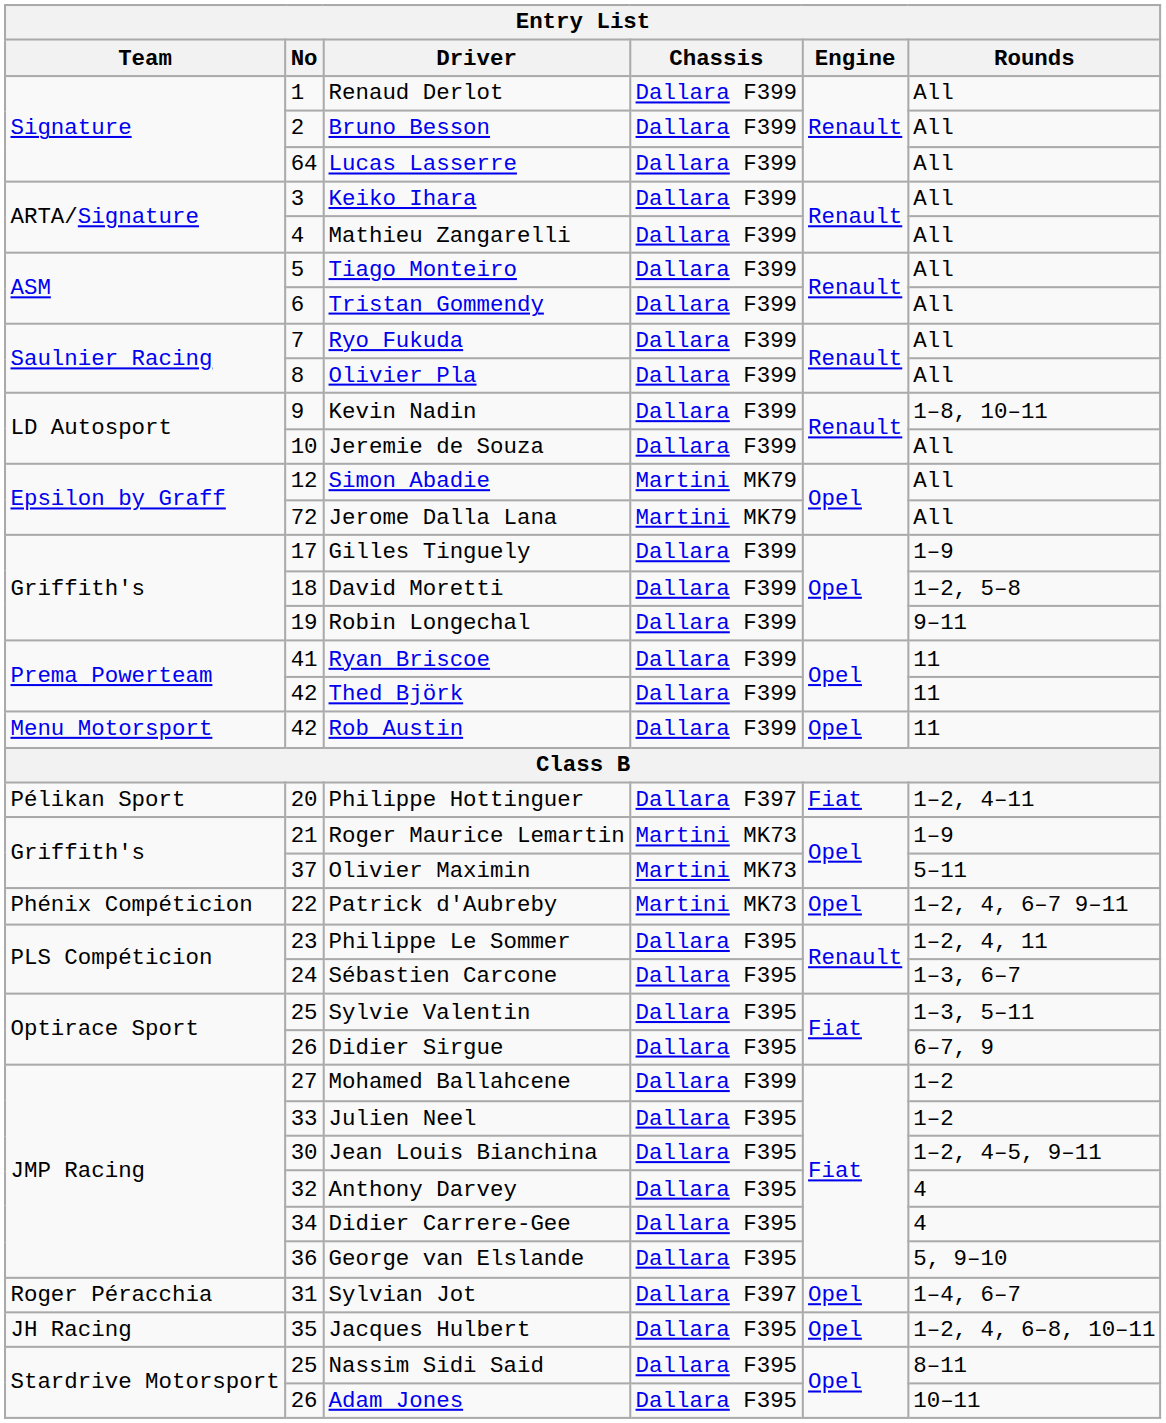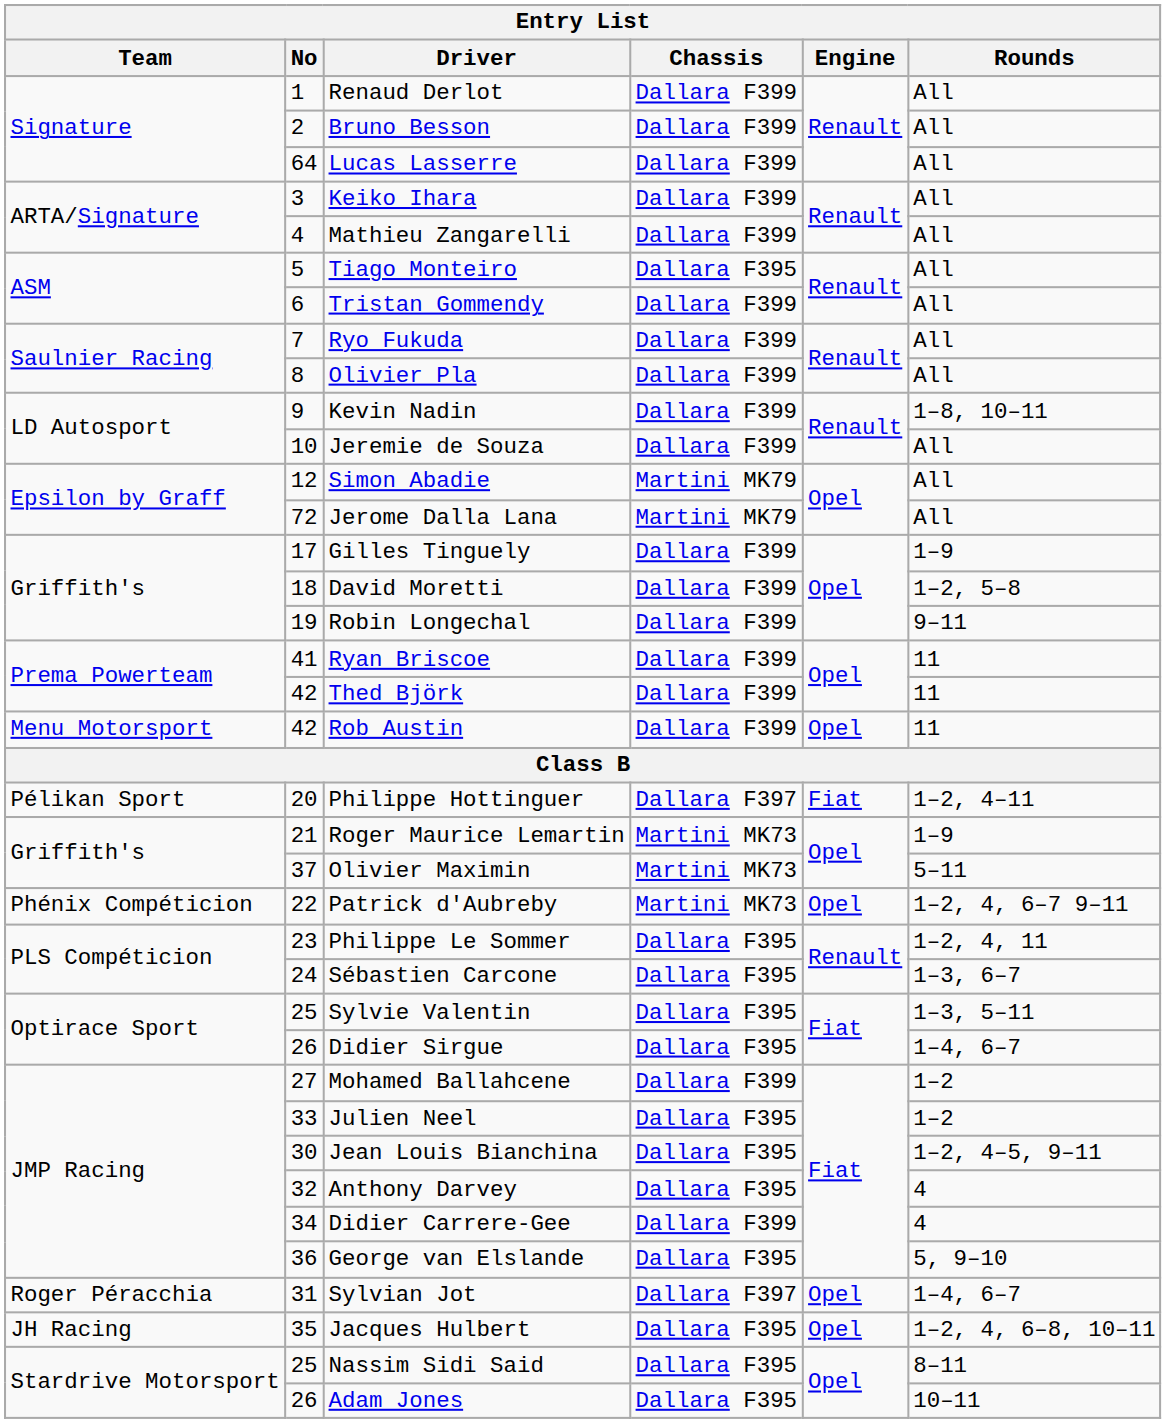(716, 270) Dallara F399 -> (716, 270) Dallara F395
(954, 1047) 6–7, 9 -> (967, 1047) 1–4, 6–7
(716, 1224) Dallara F395 -> (716, 1224) Dallara F399
